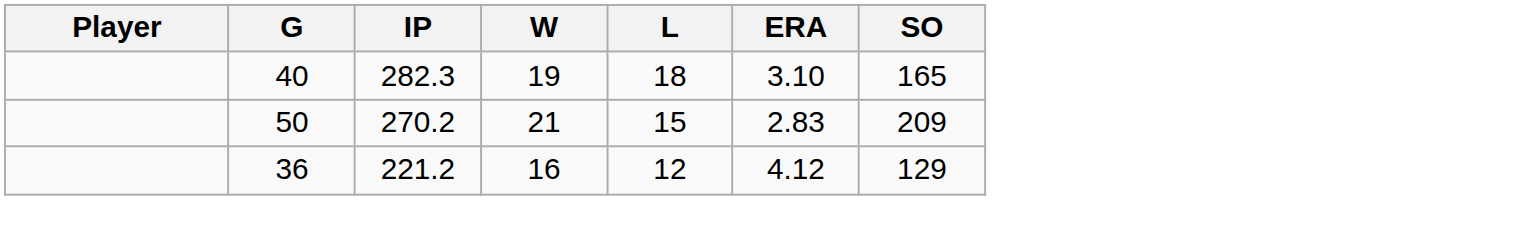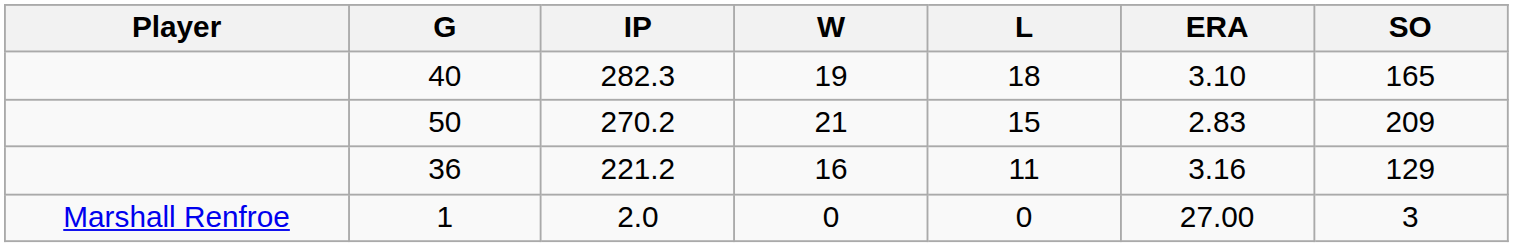(670, 169) 12 -> (1024, 169) 11
(796, 169) 4.12 -> (1217, 169) 3.16
+ row: (445, 216)
